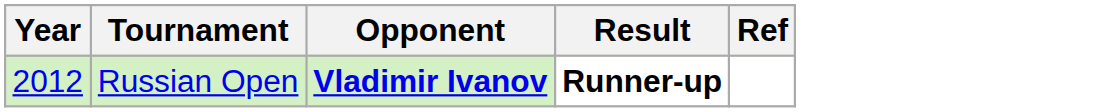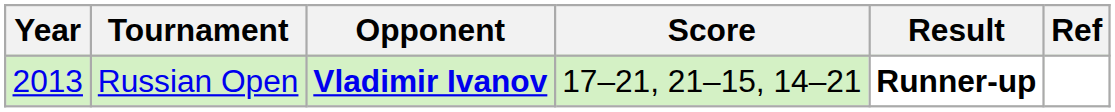+ column: (712, 31)
(48, 81) 2012 -> (48, 81) 2013
